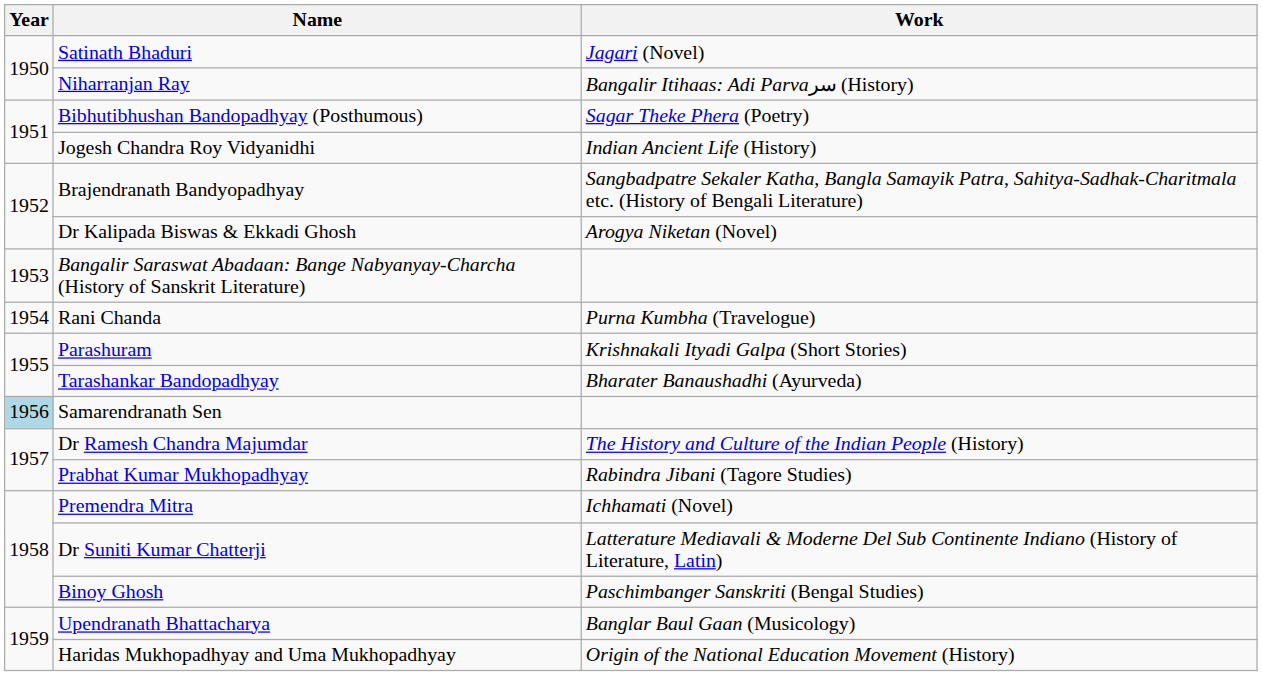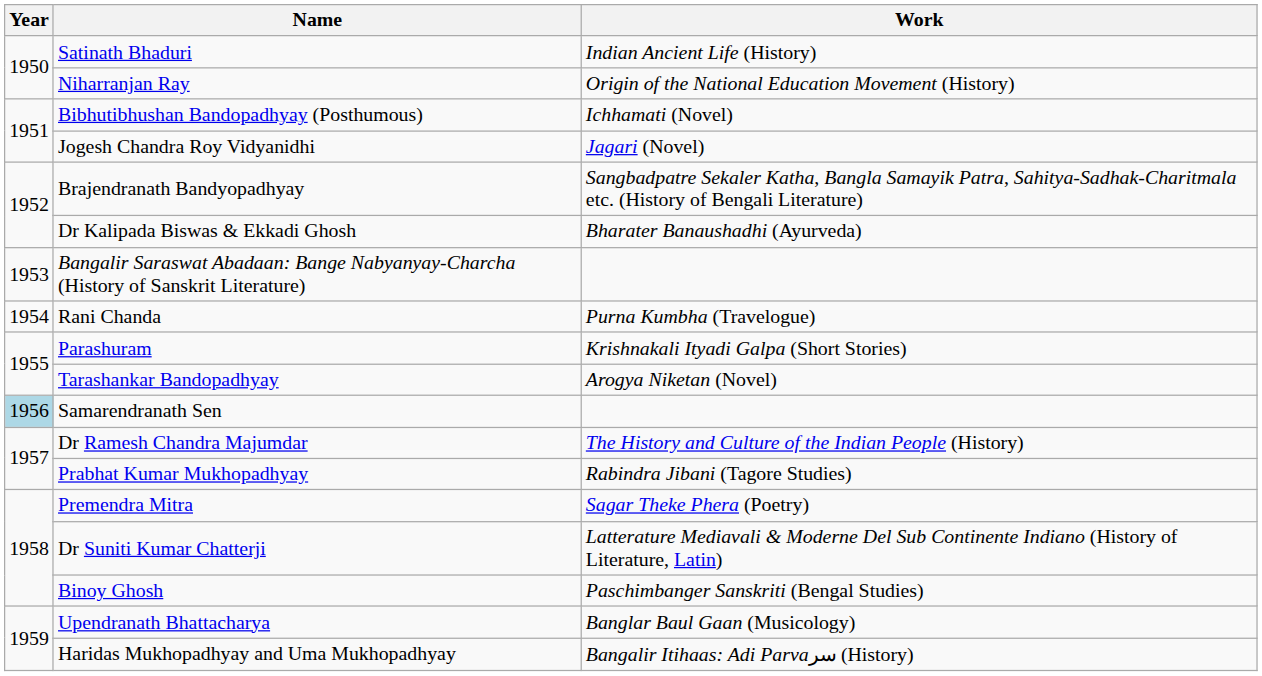(645, 51) Jagari (Novel) -> (701, 51) Indian Ancient Life (History)
(750, 84) Bangalir Itihaas: Adi Parvaسر (History) -> (800, 83) Origin of the National Education Movement (History)
(697, 115) Sagar Theke Phera (Poetry) -> (659, 114) Ichhamati (Novel)
(701, 147) Indian Ancient Life (History) -> (645, 146) Jagari (Novel)
(681, 232) Arogya Niketan (Novel) -> (724, 231) Bharater Banaushadhi (Ayurveda)
(724, 380) Bharater Banaushadhi (Ayurveda) -> (681, 379) Arogya Niketan (Novel)
(659, 506) Ichhamati (Novel) -> (697, 505) Sagar Theke Phera (Poetry)
(800, 654) Origin of the National Education Movement (History) -> (750, 654) Bangalir Itihaas: Adi Parvaسر (History)
